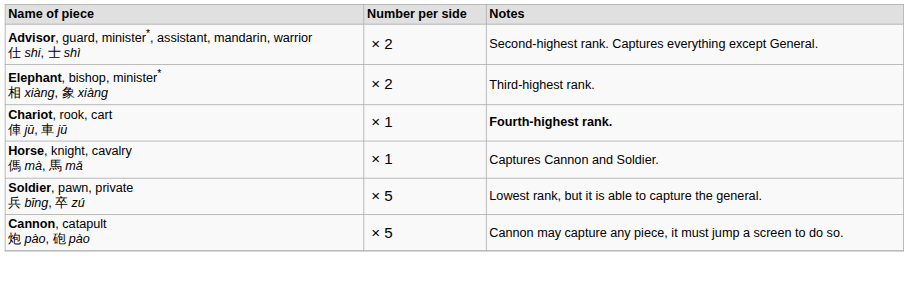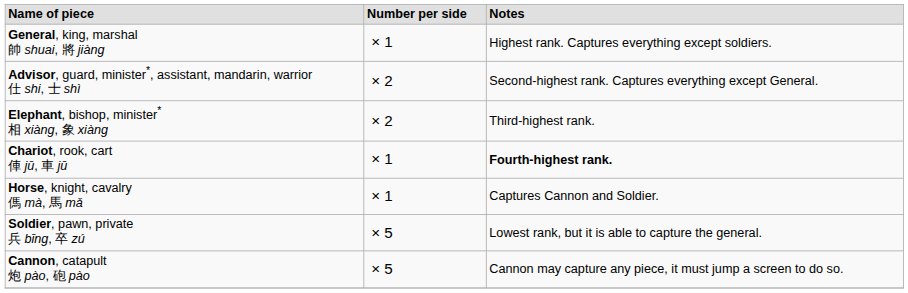+ row: (73, 42)
